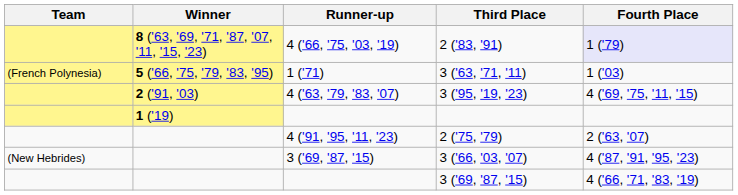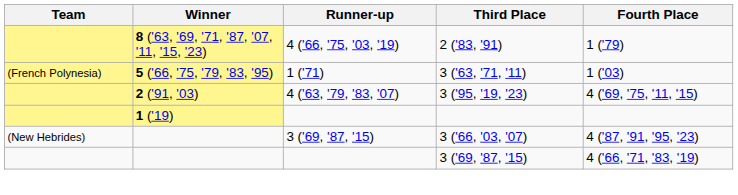(605, 44) lavender background -> (605, 44) no background
- row: (471, 136)
